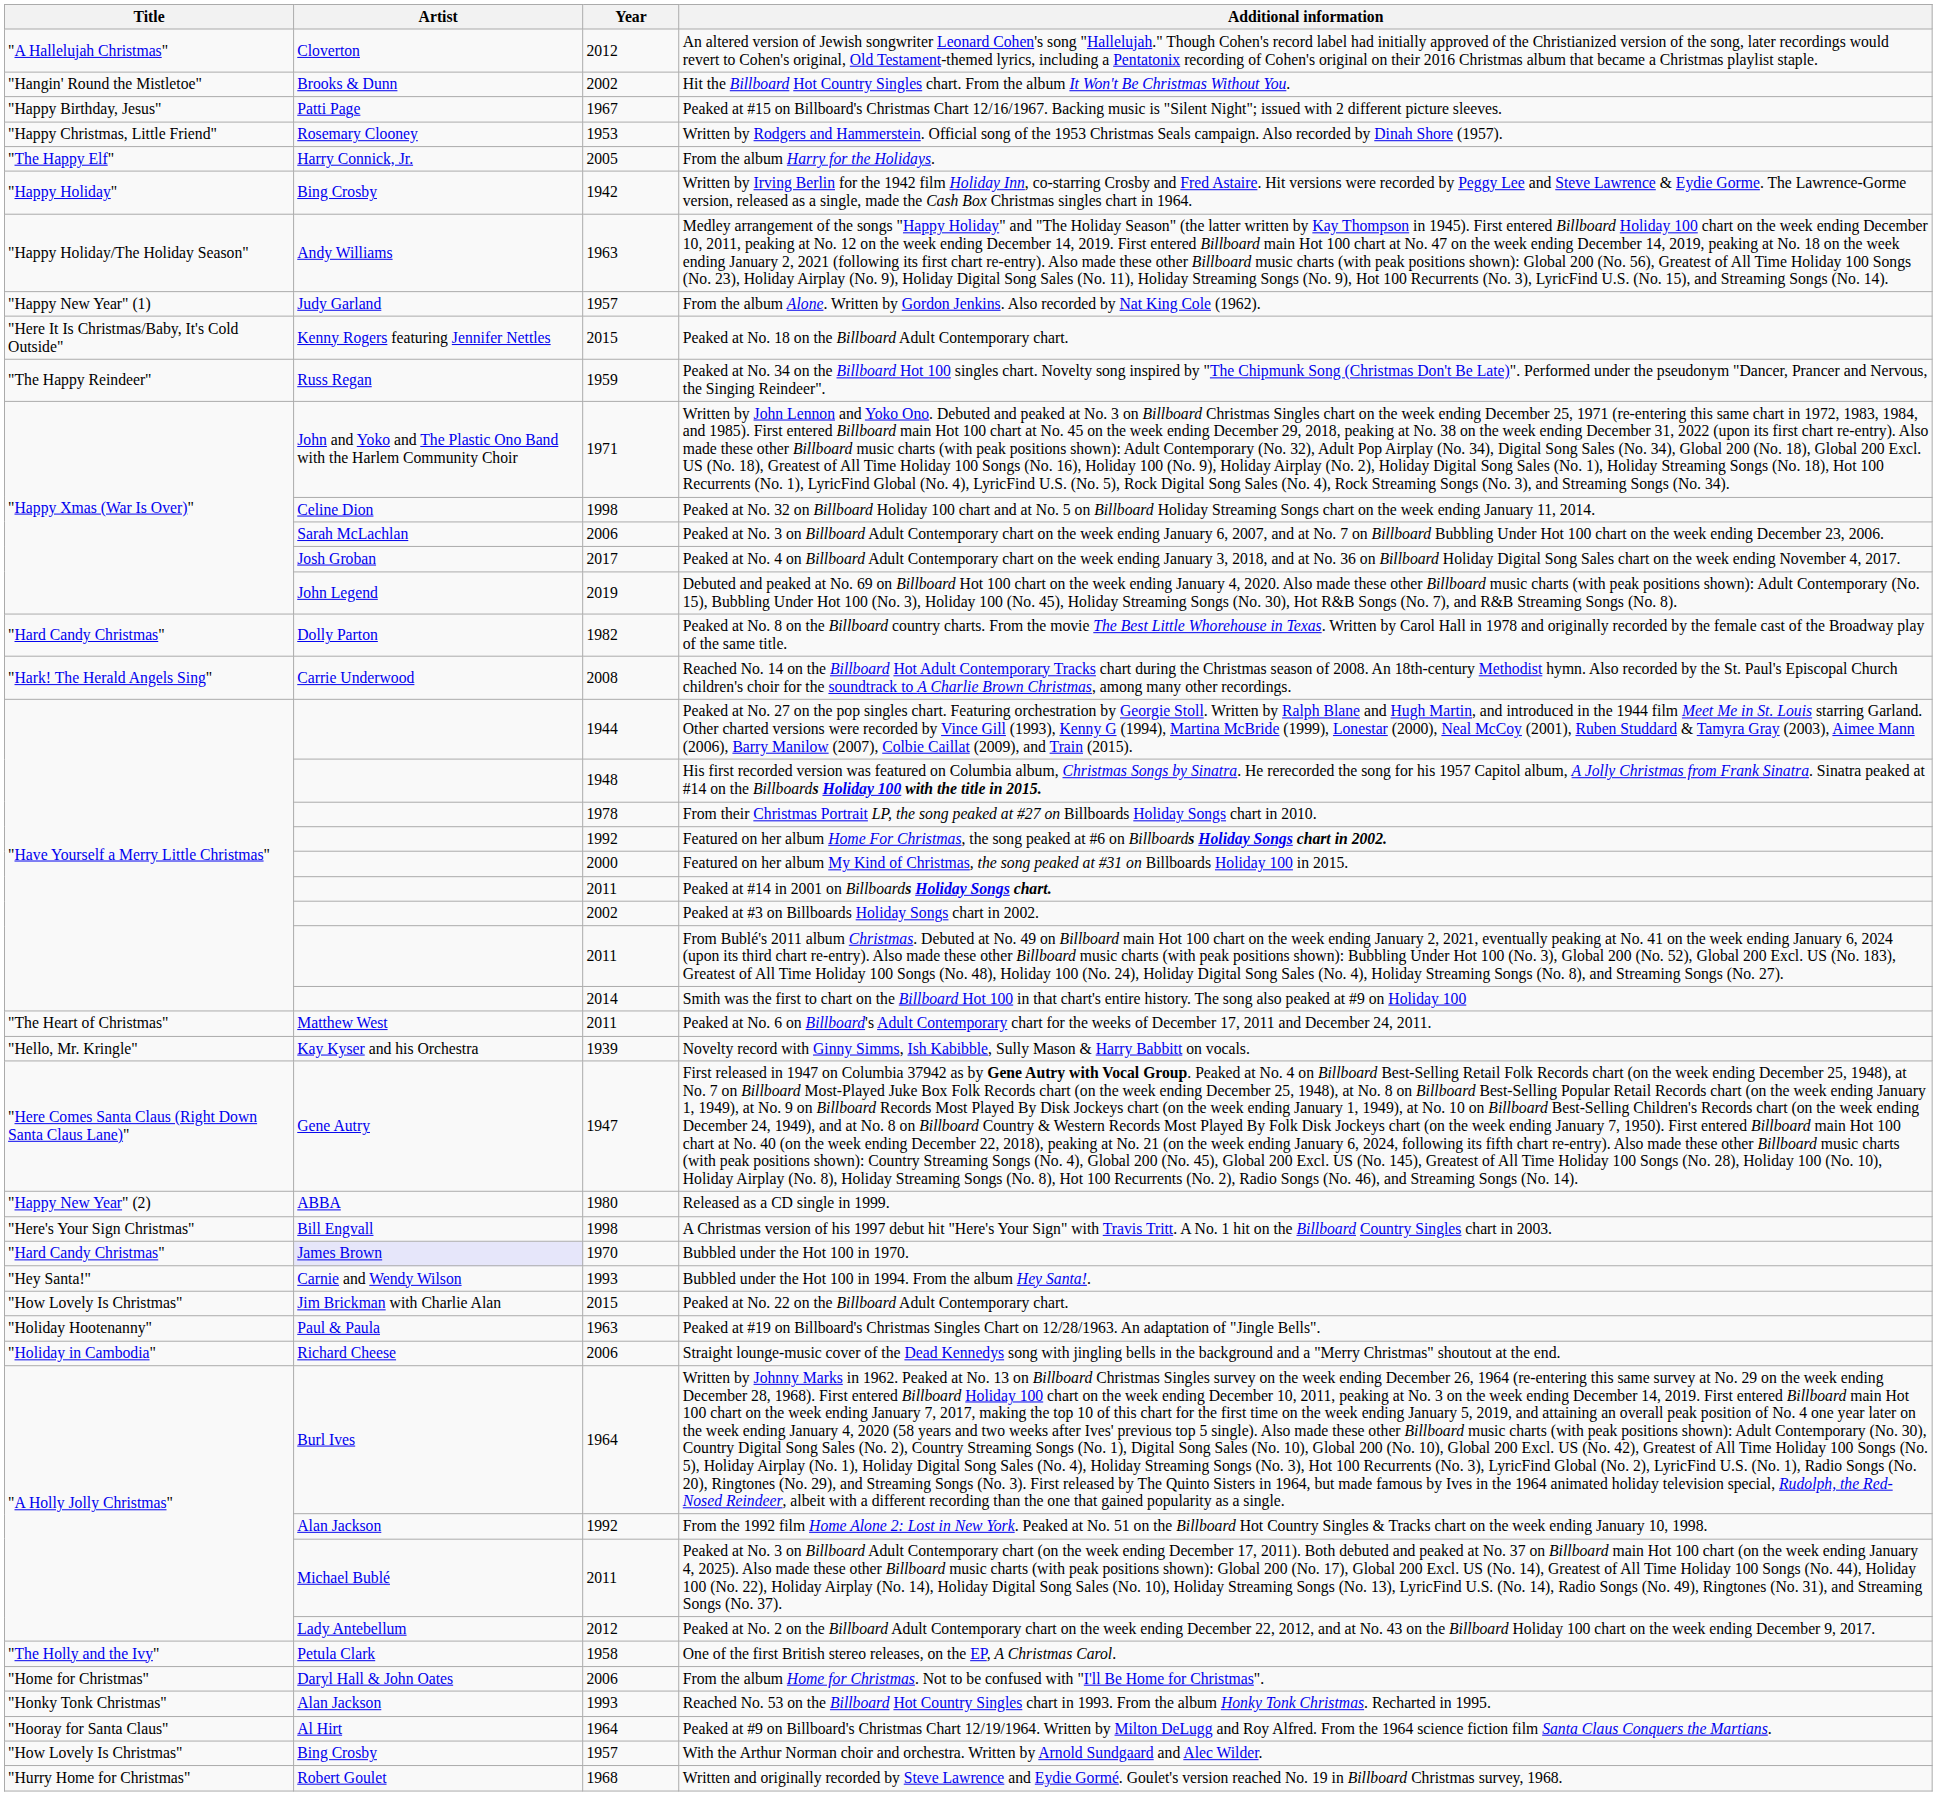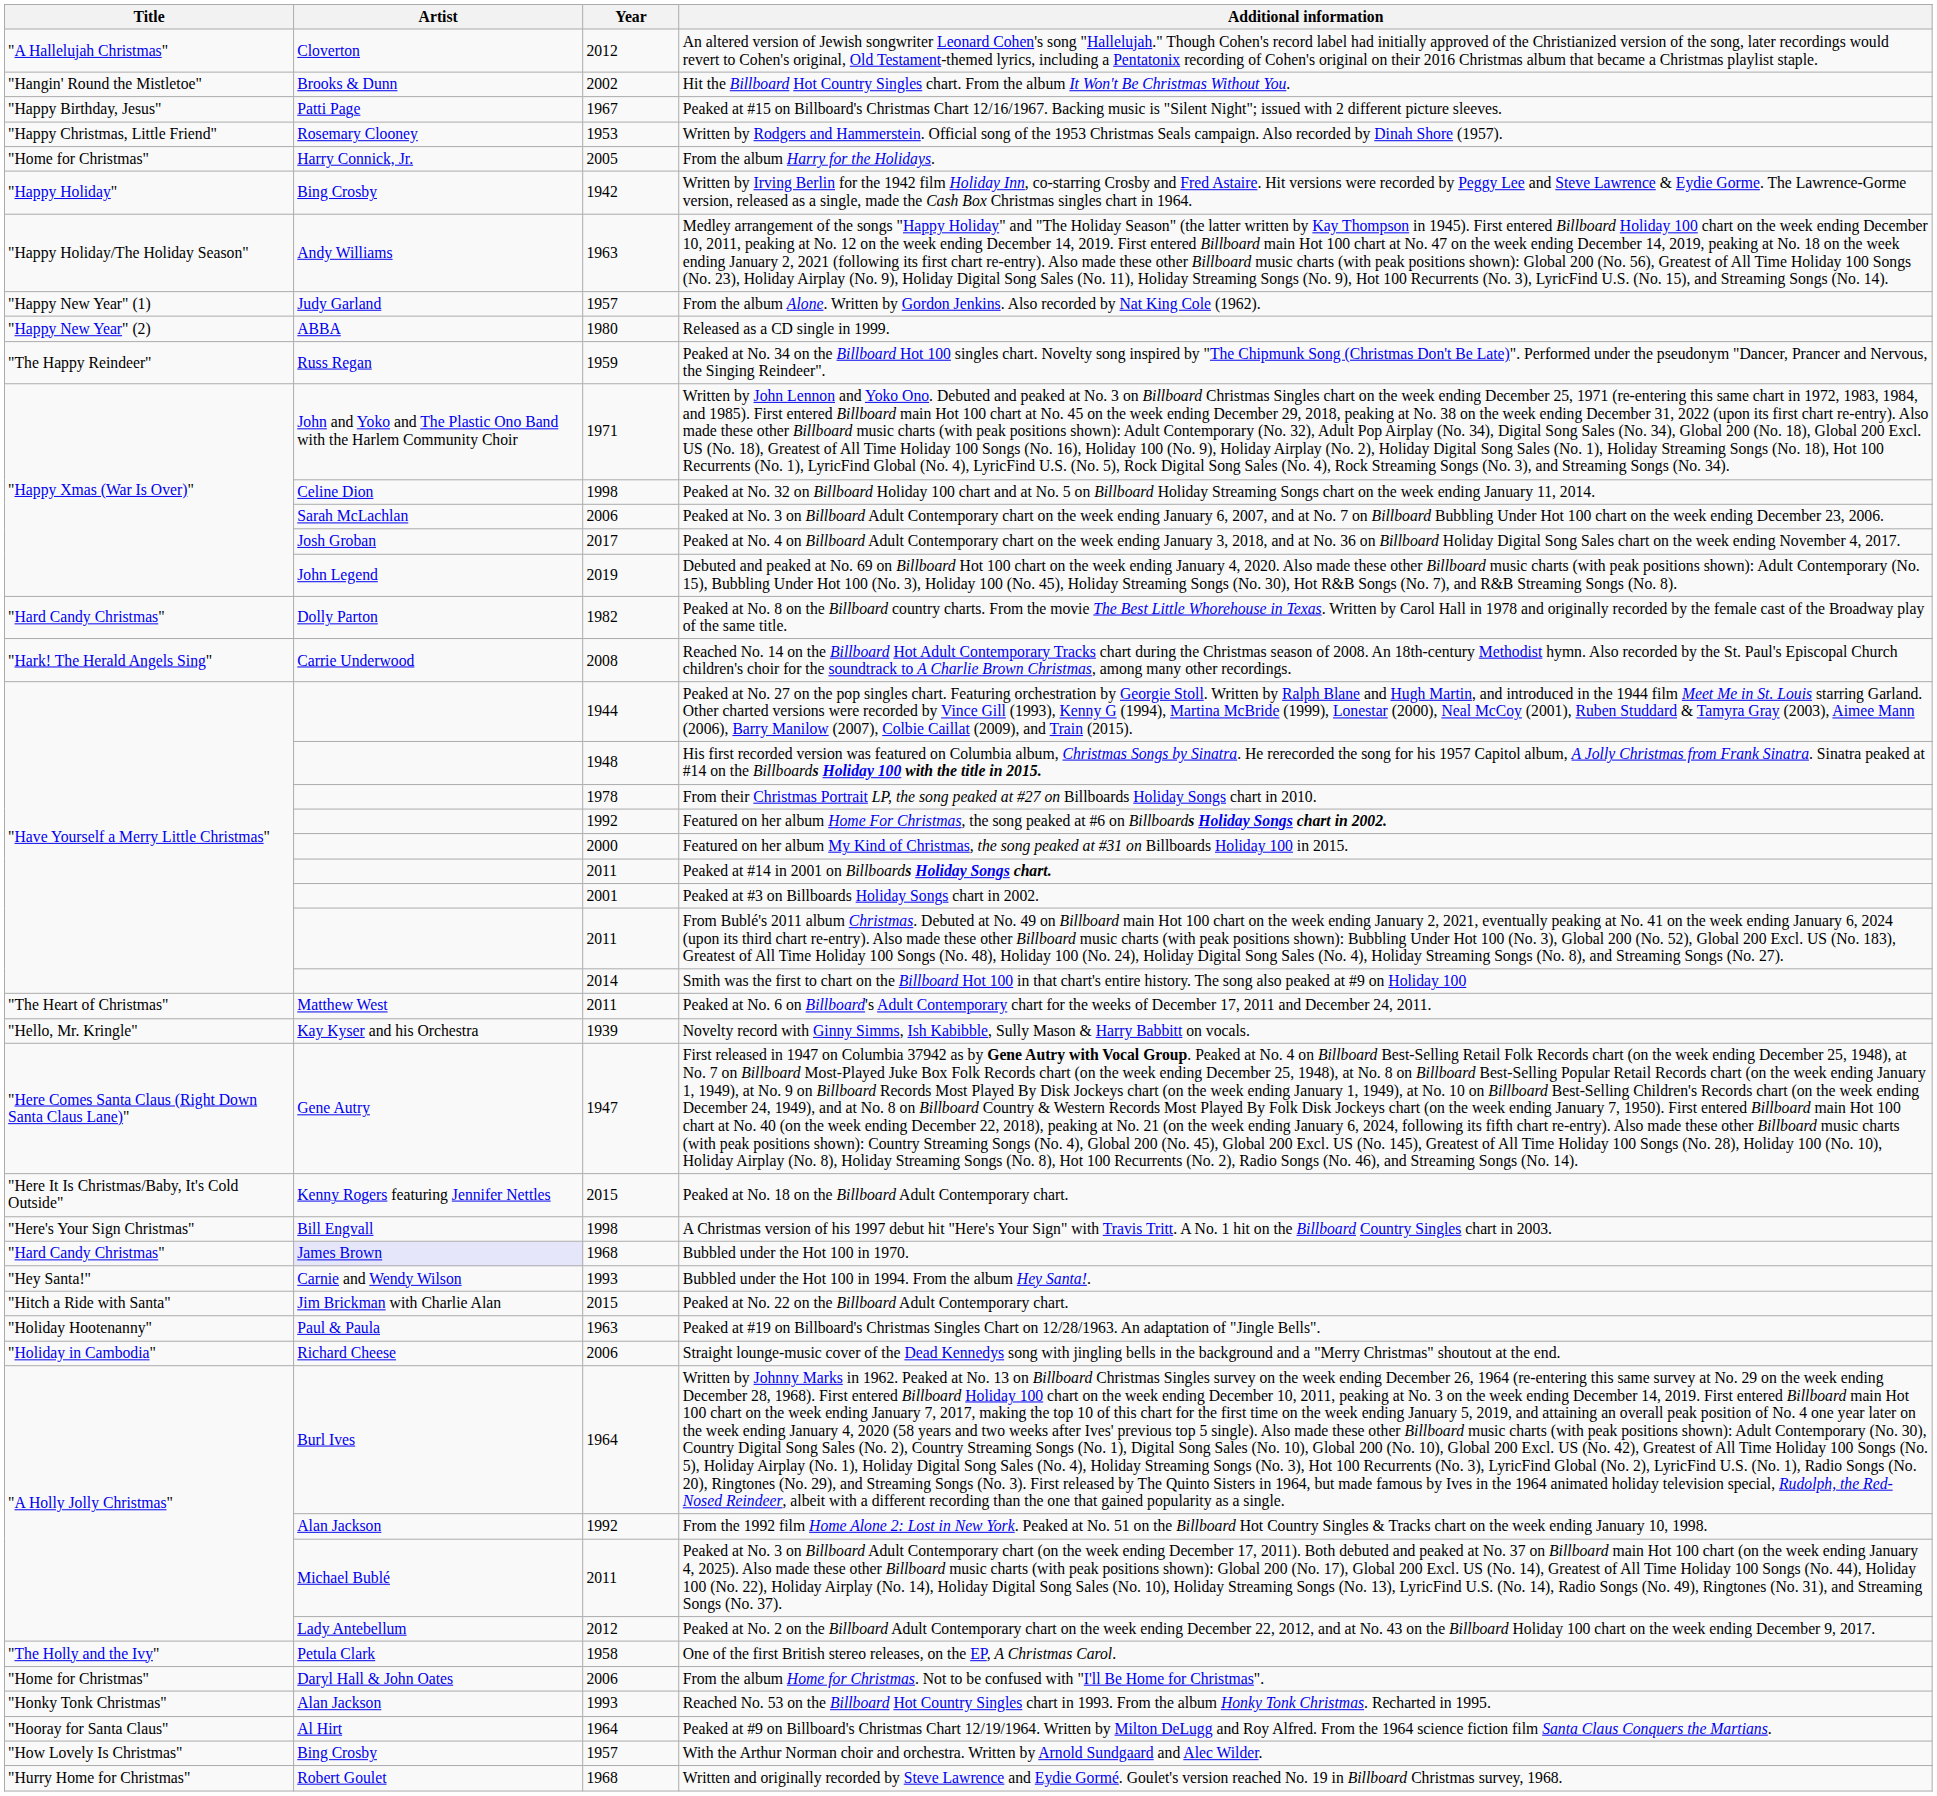(61, 158) "The Happy Elf" -> (79, 158) "Home for Christmas"
rows swapped: (786, 1203) <-> (876, 337)
(602, 913) 2002 -> (602, 895) 2001
(602, 1253) 1970 -> (602, 1253) 1968
(95, 1303) "How Lovely Is Christmas" -> (89, 1303) "Hitch a Ride with Santa"
